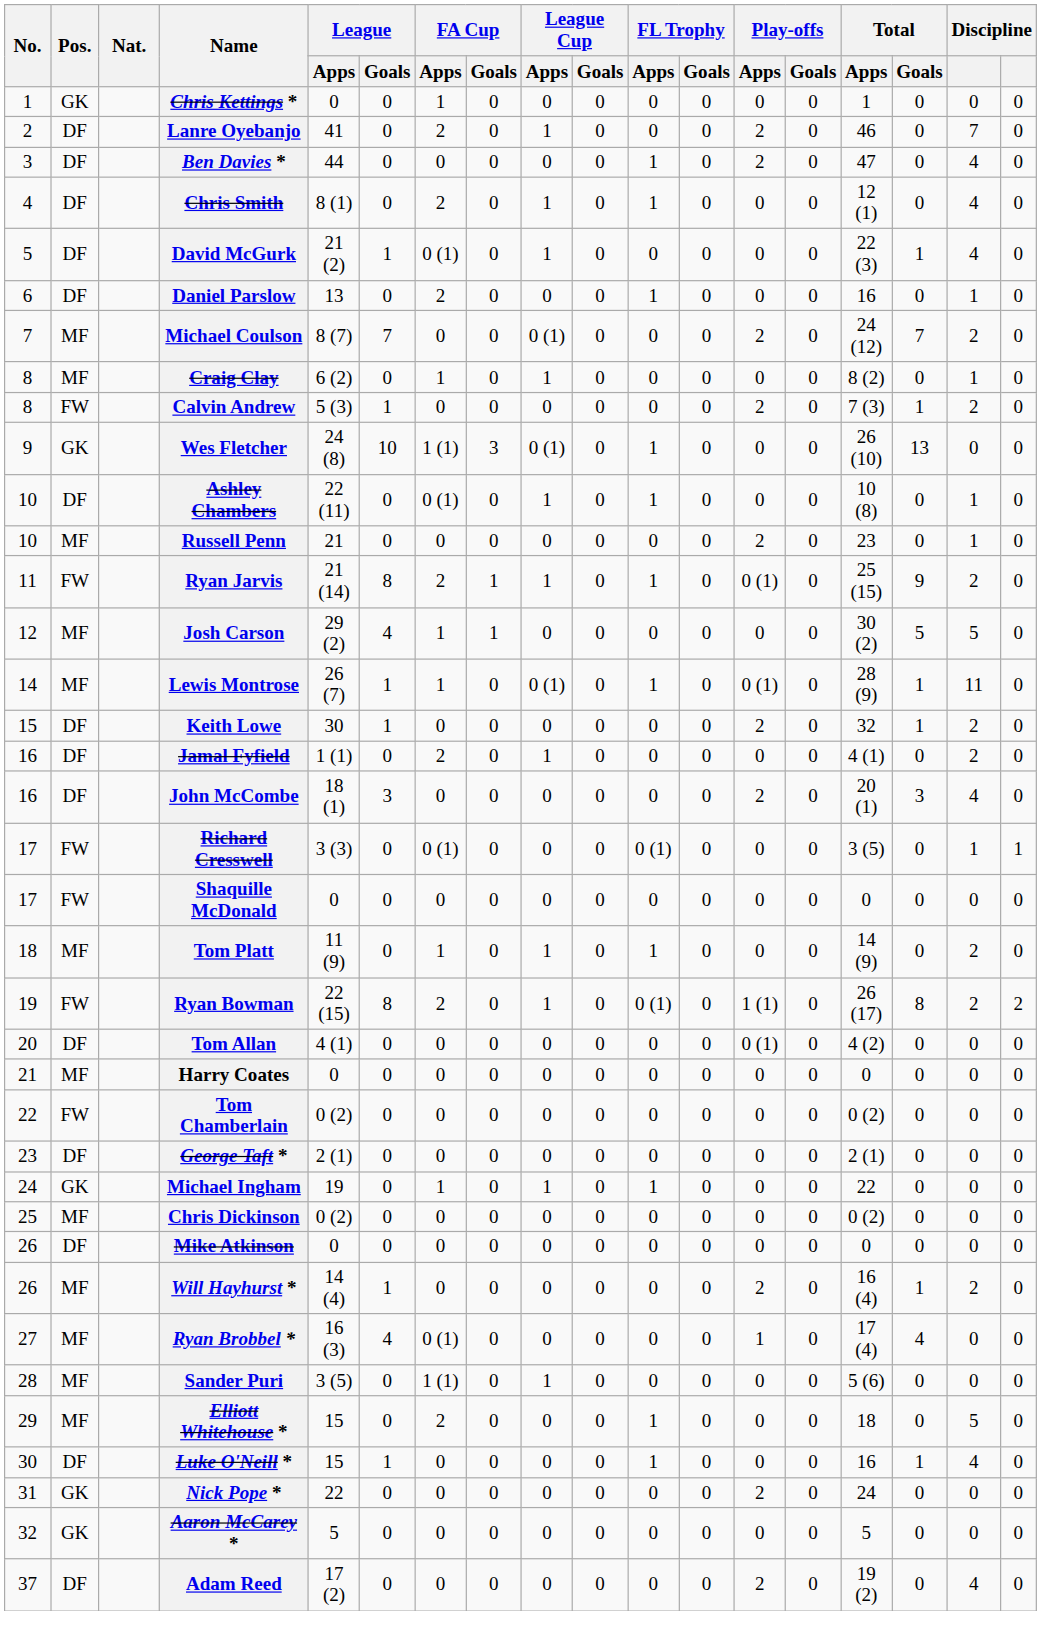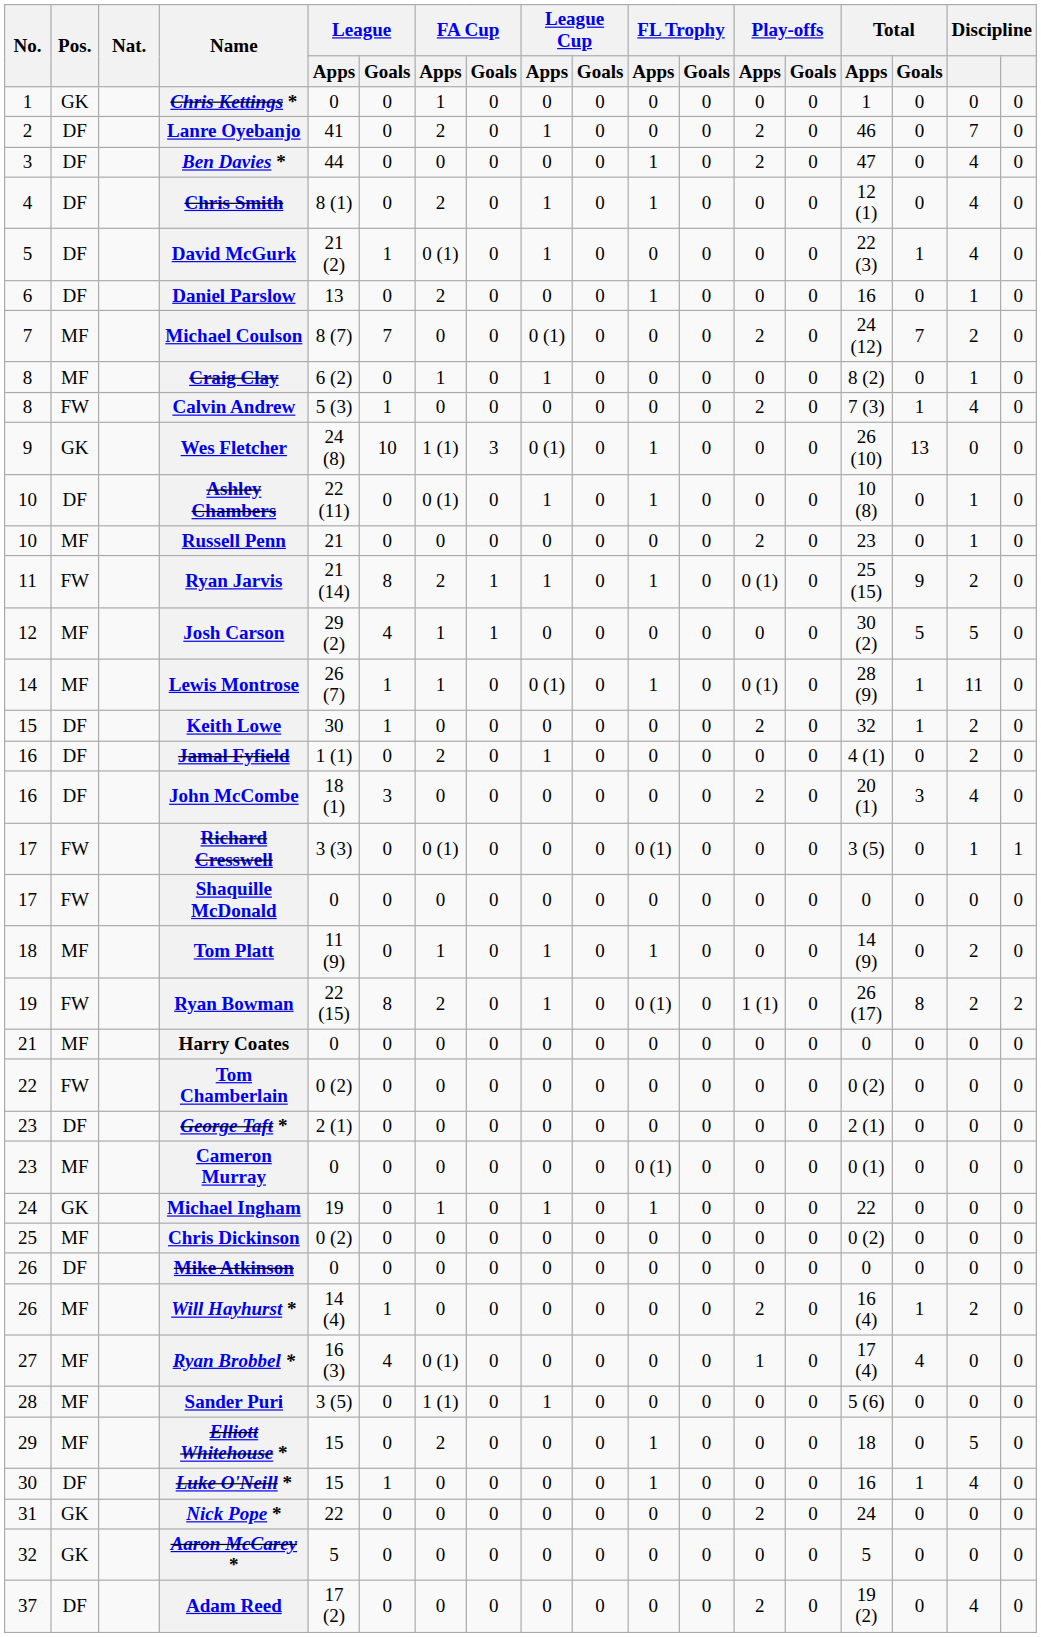(974, 407) 2 -> (974, 407) 4
- row: (234, 1044)
+ row: (234, 1166)
